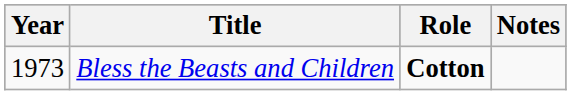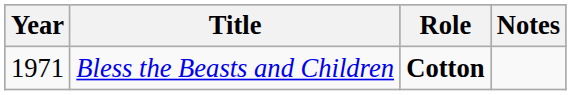(38, 67) 1973 -> (38, 67) 1971
